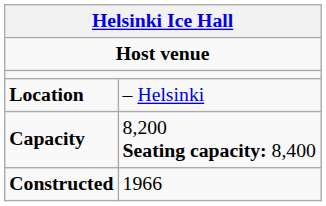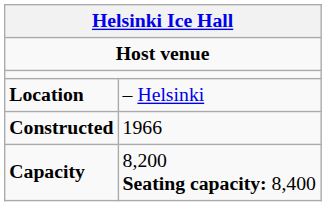rows swapped: (61, 183) <-> (47, 139)
